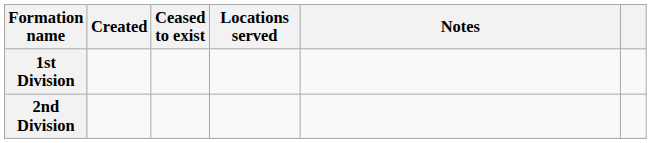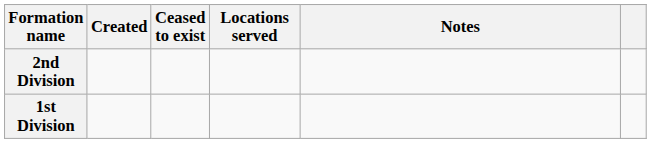rows swapped: (46, 71) <-> (46, 116)
